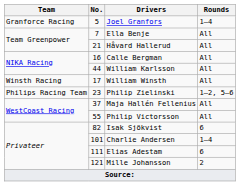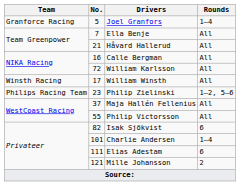(97, 69) 44 -> (97, 69) 72
